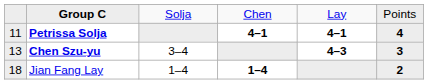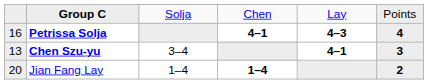(15, 33) 11 -> (15, 33) 16
(337, 33) 4–1 -> (337, 33) 4–3
(337, 51) 4–3 -> (337, 51) 4–1
(15, 70) 18 -> (15, 70) 20
